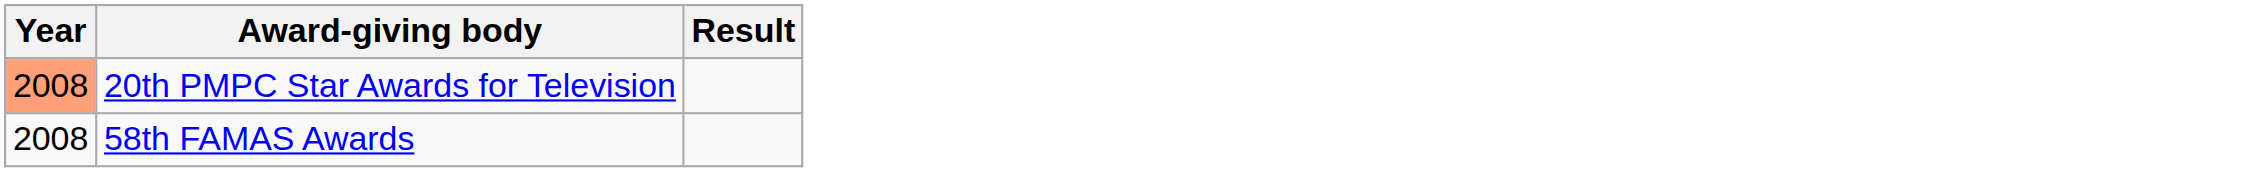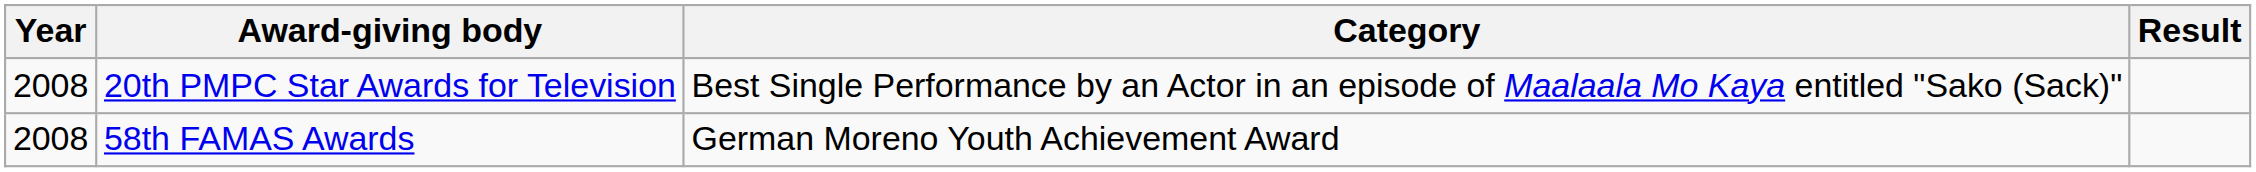+ column: (1407, 31)
(51, 85) lightsalmon background -> (51, 85) no background
